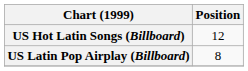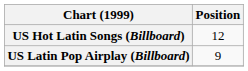(218, 55) 8 -> (218, 55) 9
